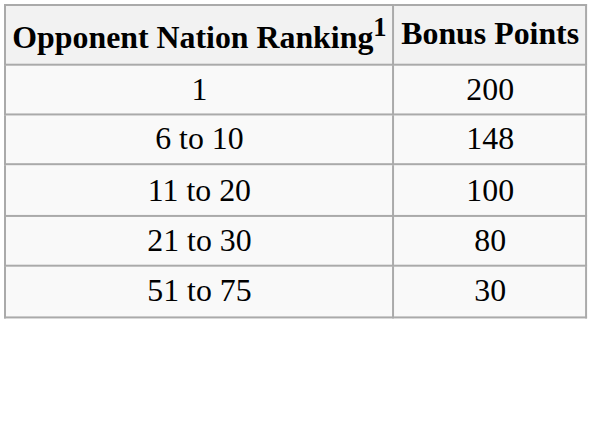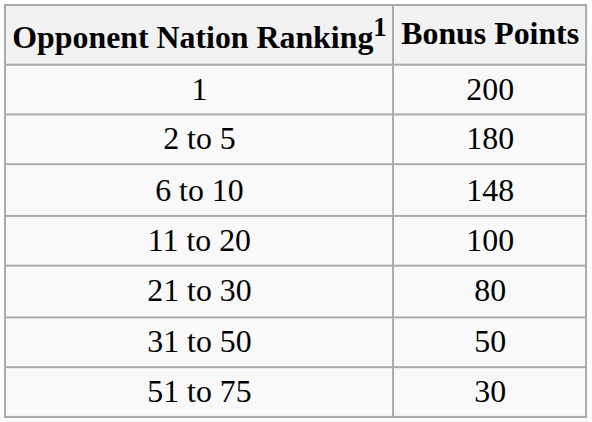+ row: (199, 139)
+ row: (199, 341)
